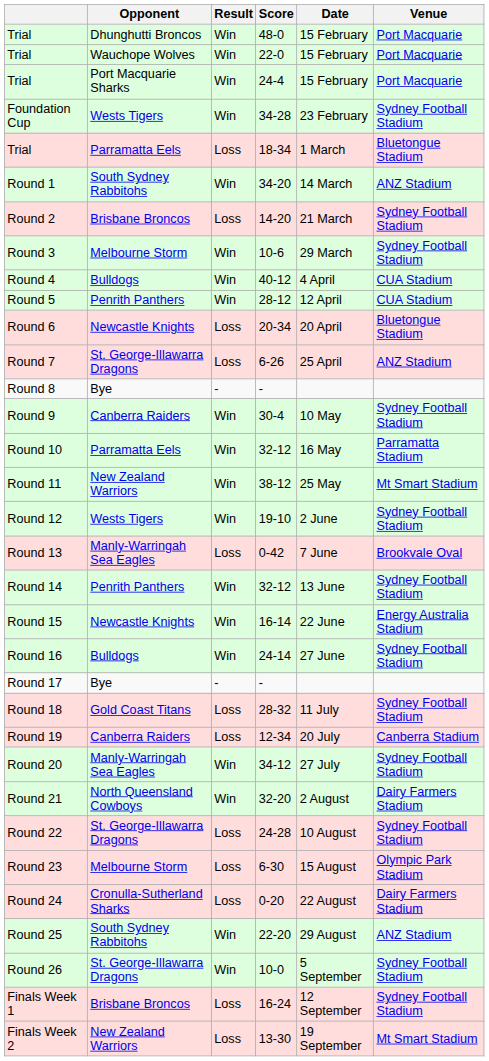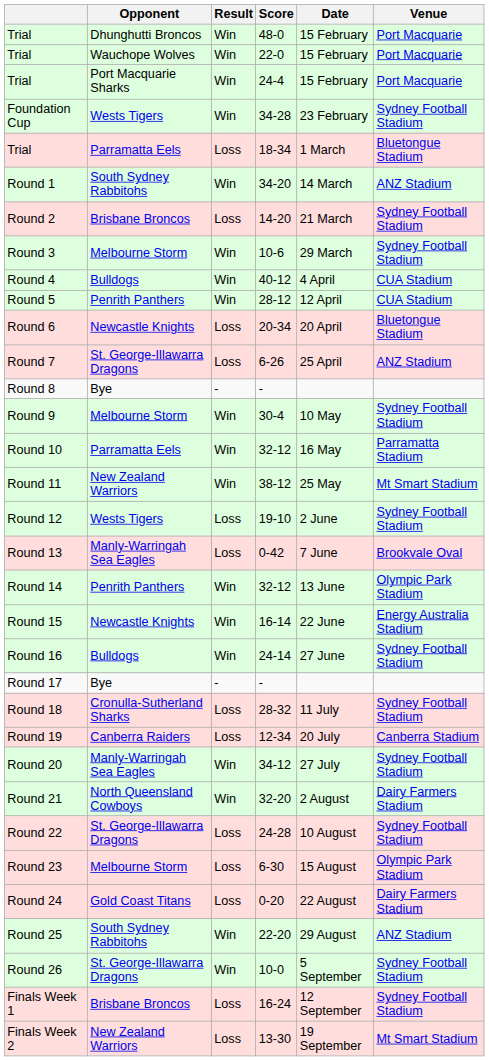(140, 416) Canberra Raiders -> (139, 416) Melbourne Storm
(225, 518) Win -> (228, 518) Loss
(422, 587) Sydney Football Stadium -> (414, 587) Olympic Park Stadium
(140, 710) Gold Coast Titans -> (146, 710) Cronulla-Sutherland Sharks
(146, 901) Cronulla-Sutherland Sharks -> (140, 901) Gold Coast Titans
